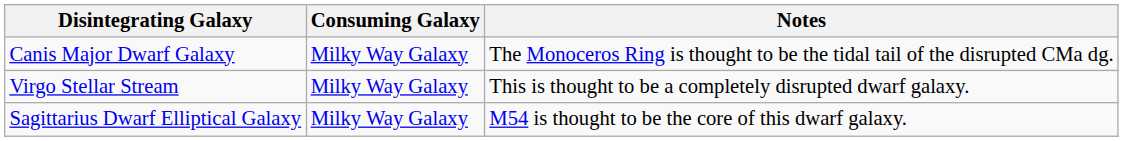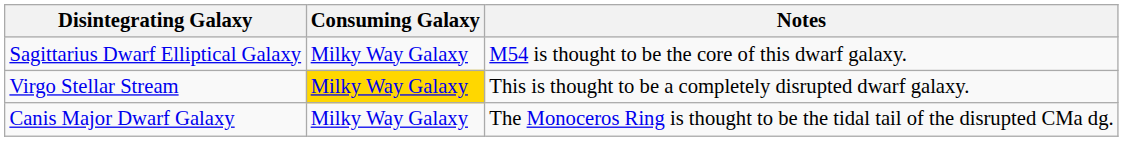rows swapped: (122, 53) <-> (155, 119)
(389, 86) no background -> (389, 86) gold background
